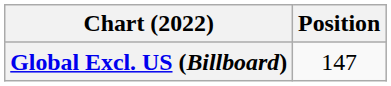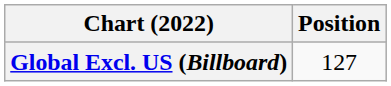(339, 61) 147 -> (339, 61) 127
